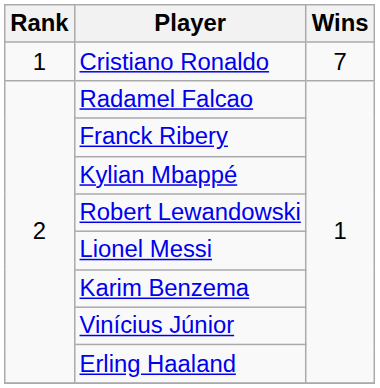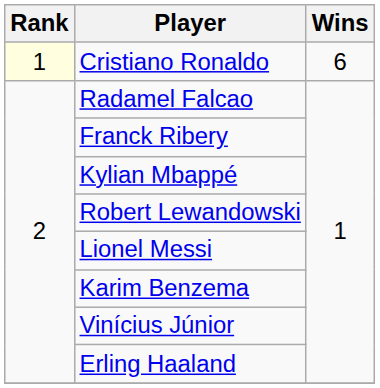(39, 61) no background -> (39, 61) lightyellow background
(340, 61) 7 -> (340, 61) 6
